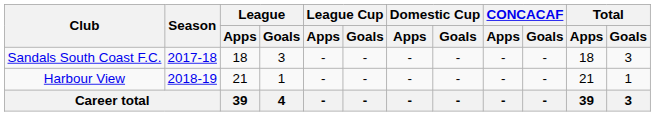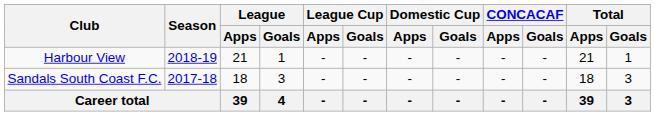rows swapped: (84, 57) <-> (84, 79)
